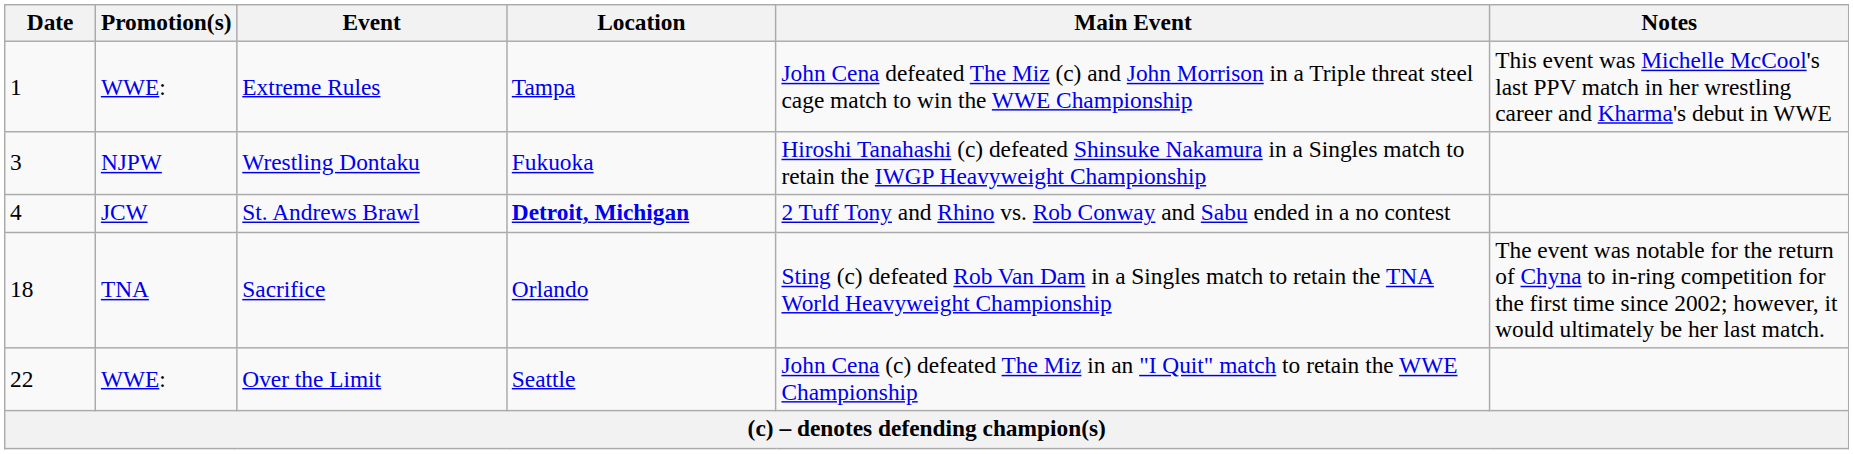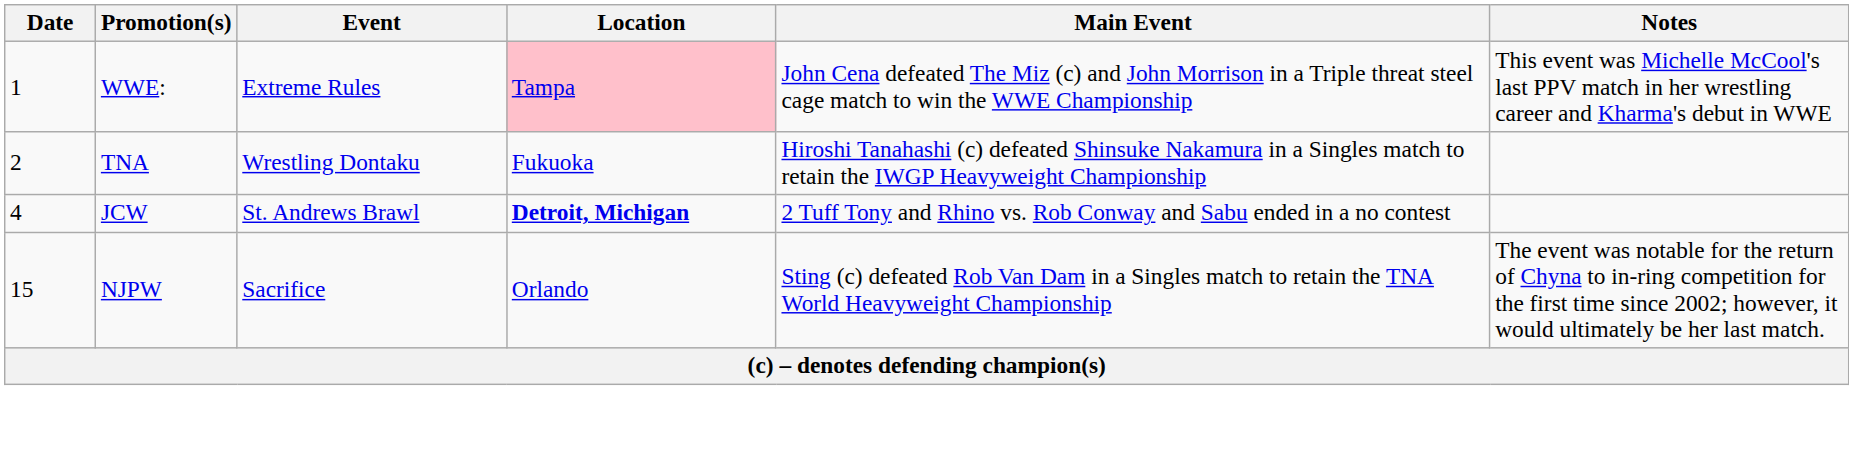(543, 86) no background -> (543, 86) pink background
(16, 162) 3 -> (16, 162) 2
(131, 162) NJPW -> (125, 162) TNA
(22, 289) 18 -> (22, 289) 15
(125, 289) TNA -> (131, 289) NJPW
- row: (312, 379)
